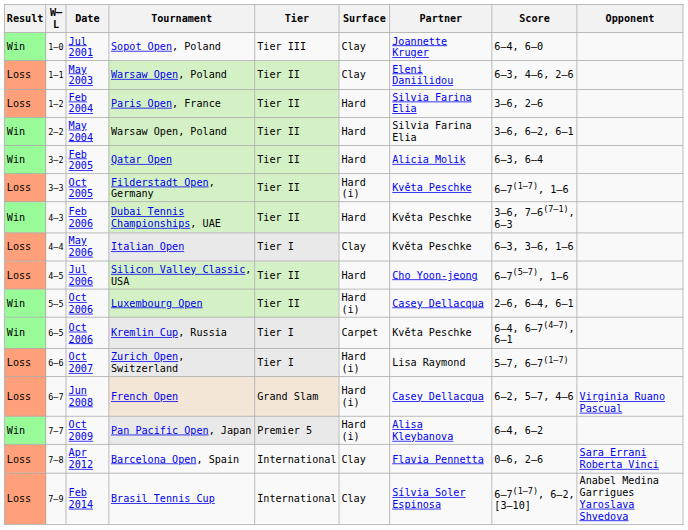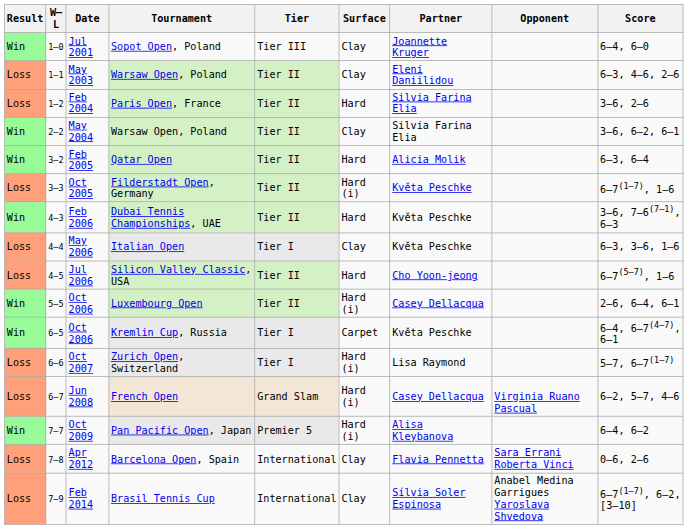columns swapped: (630, 19) <-> (534, 19)
(354, 131) Hard -> (354, 131) Clay
